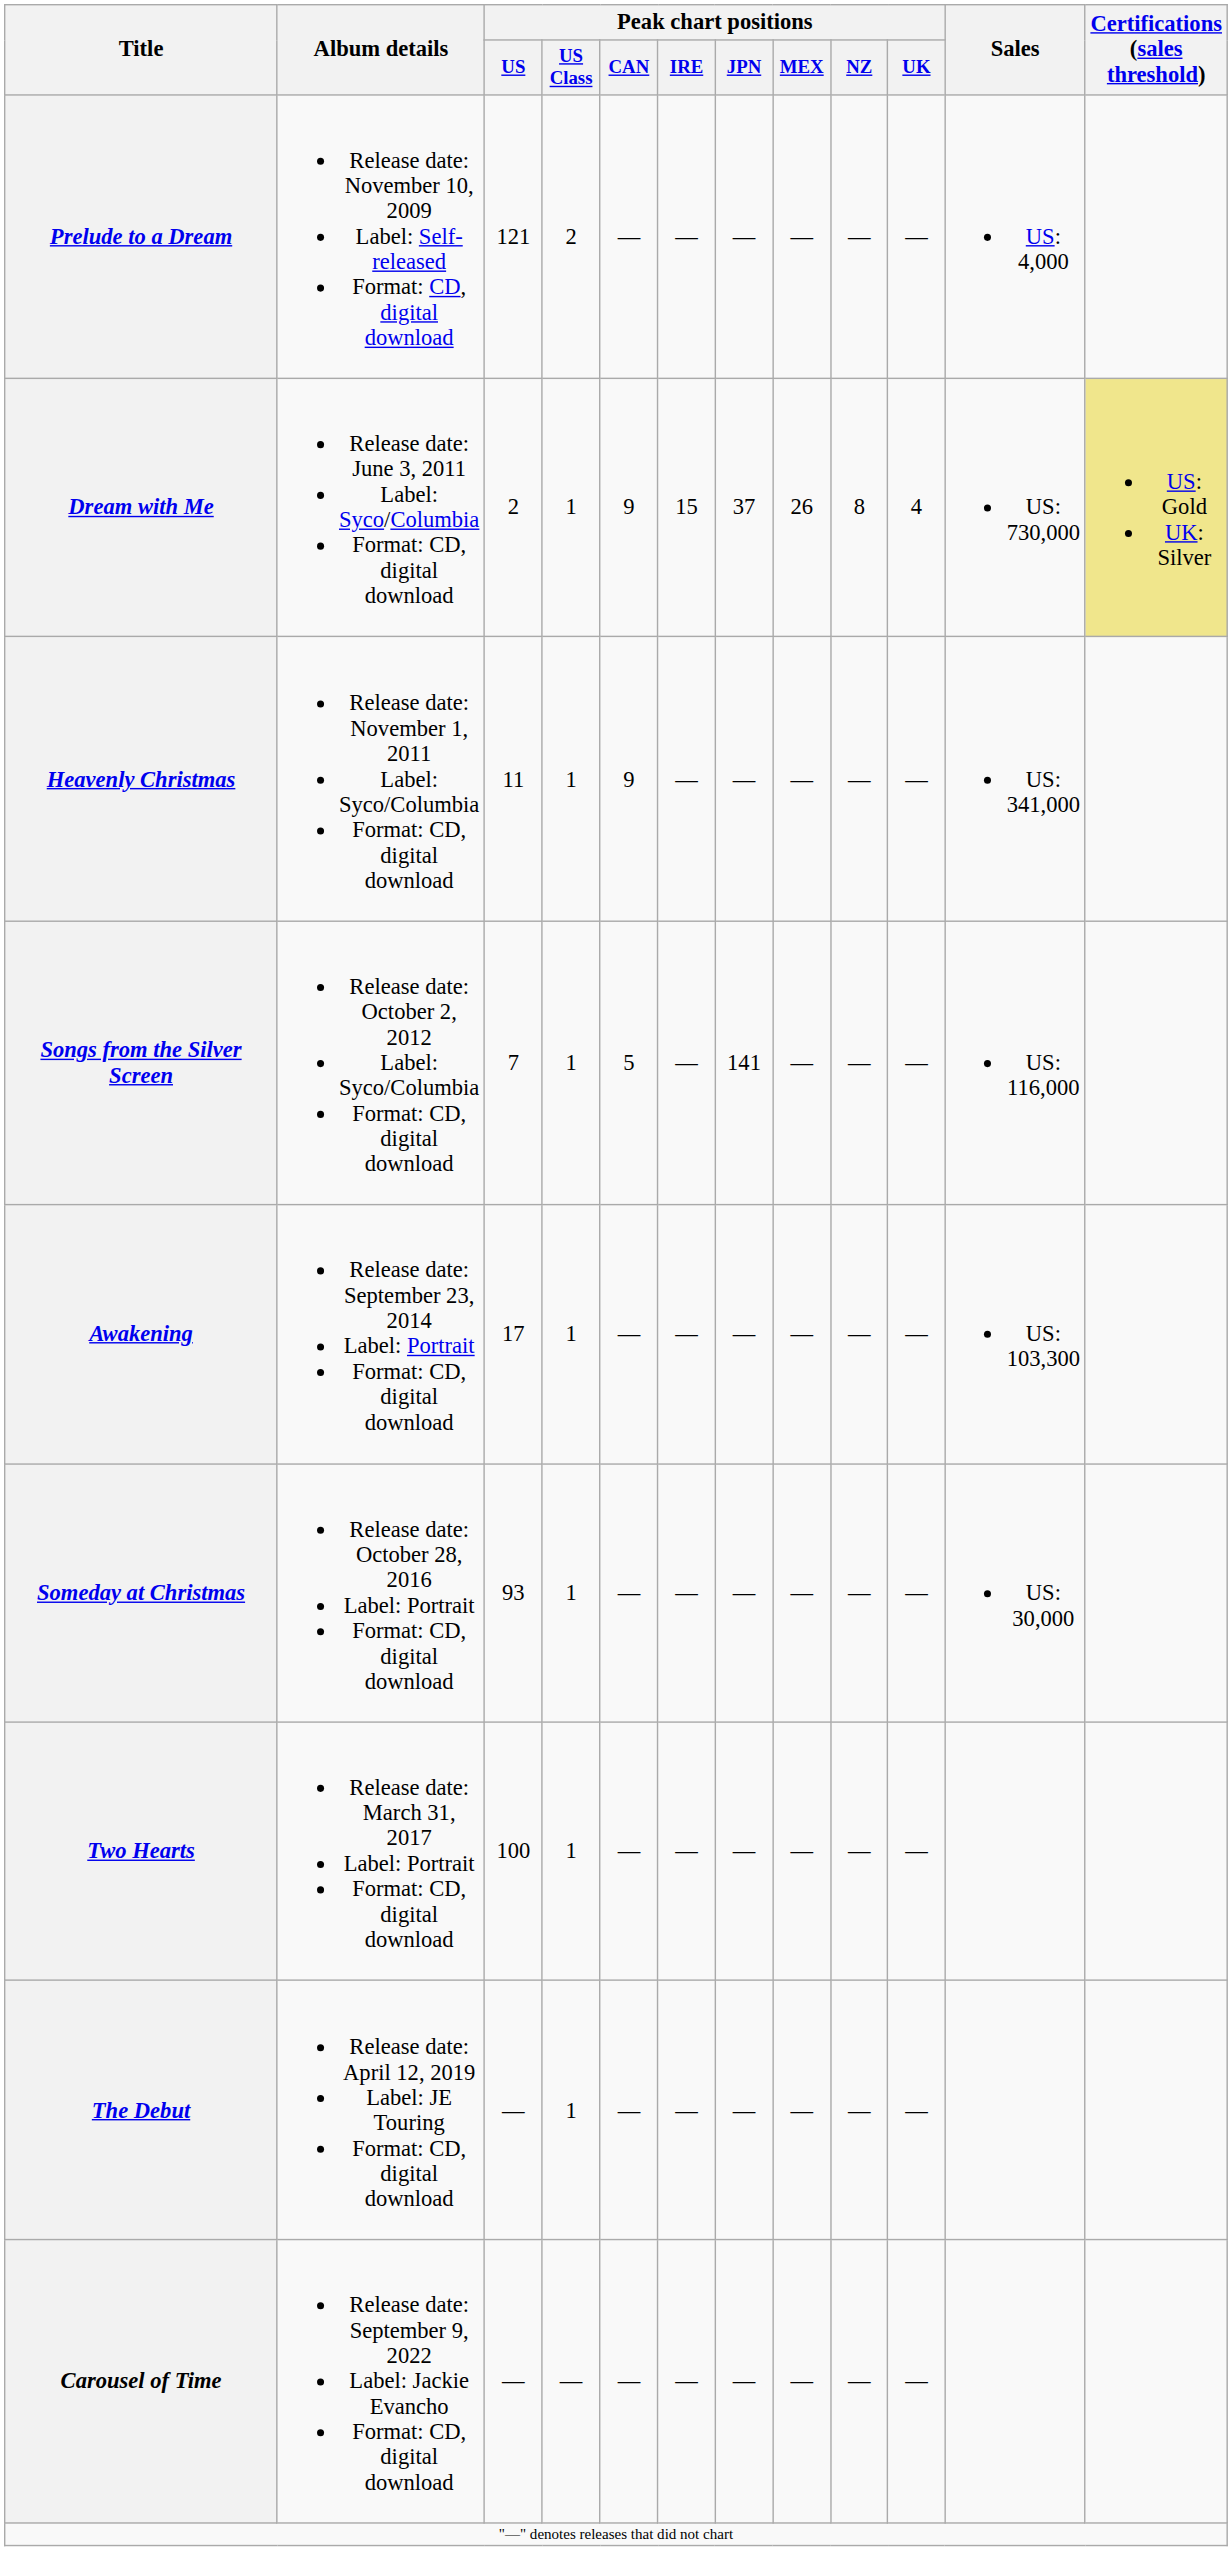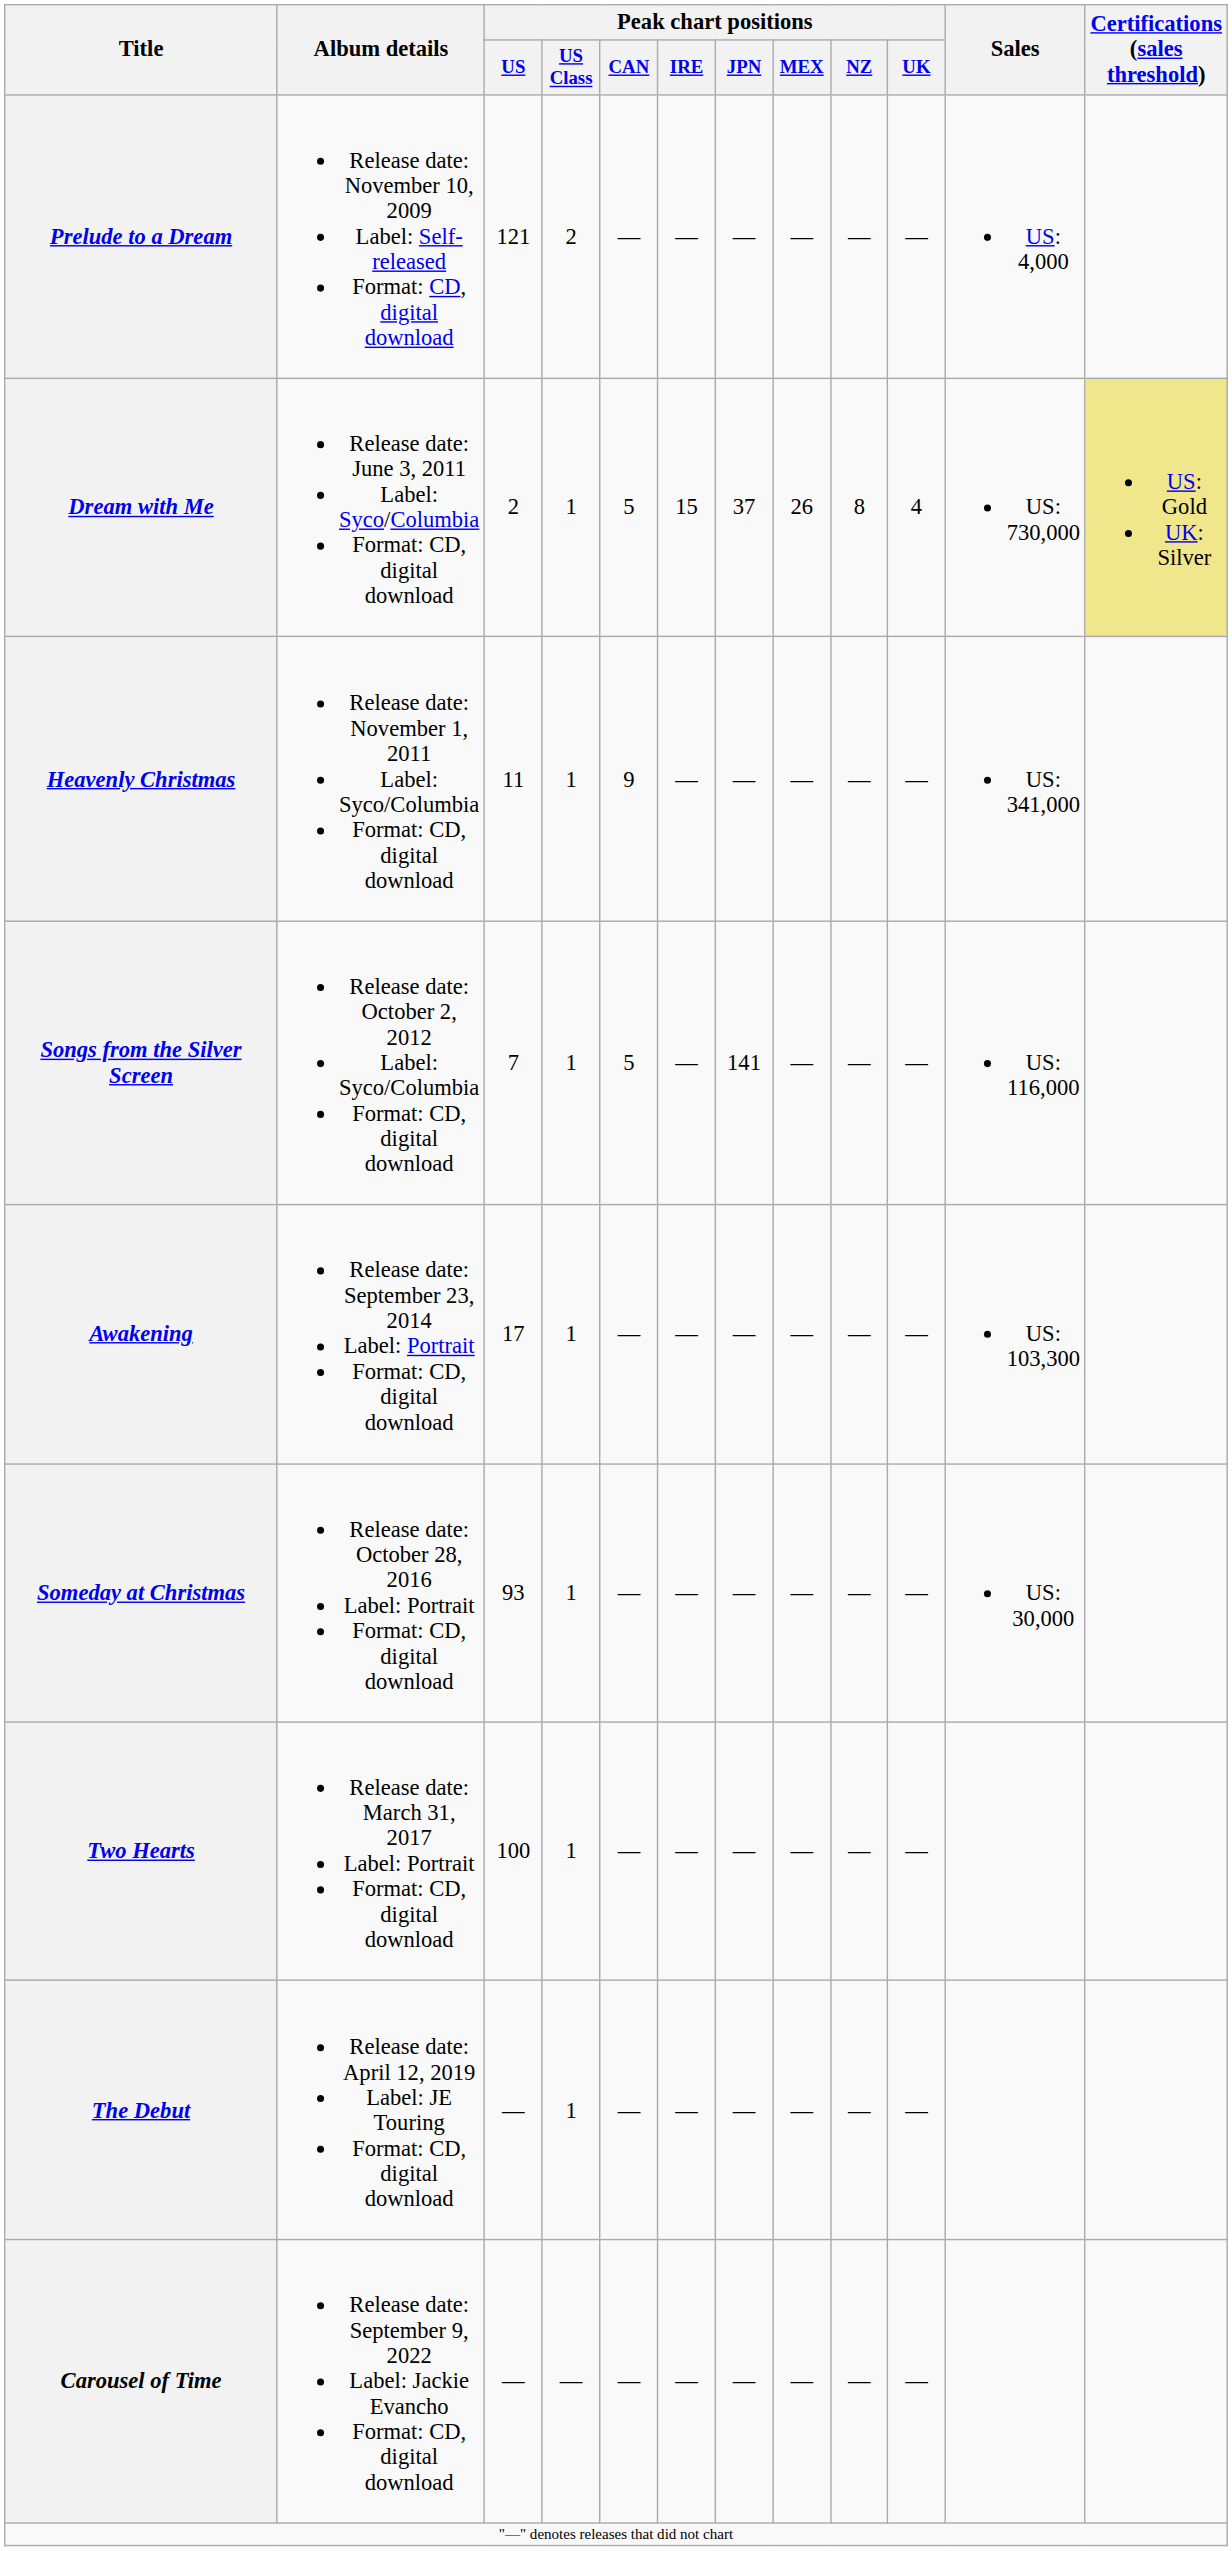(629, 507) 9 -> (629, 507) 5
